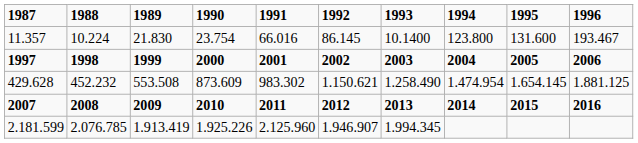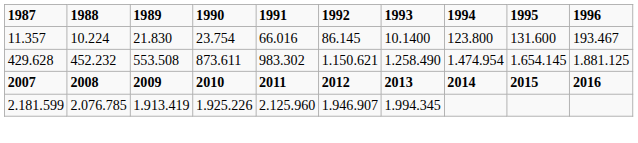- row: (22, 60)
(219, 82) 873.609 -> (219, 60) 873.611
